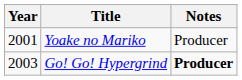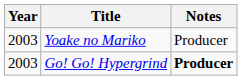(23, 39) 2001 -> (23, 39) 2003
